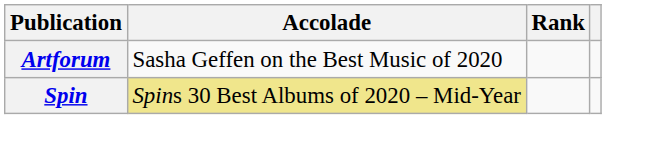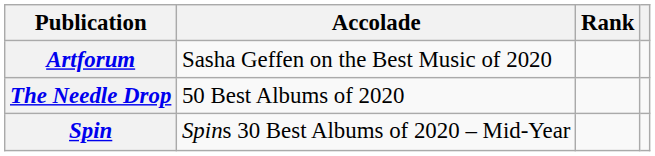+ row: (91, 95)
(327, 95) khaki background -> (376, 131) no background
